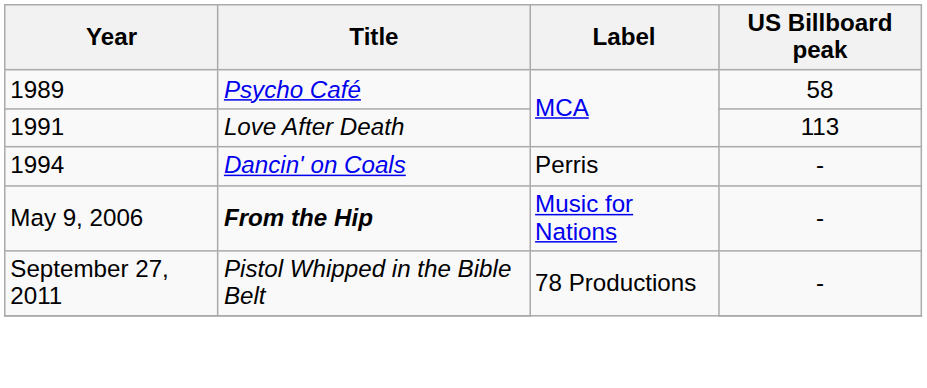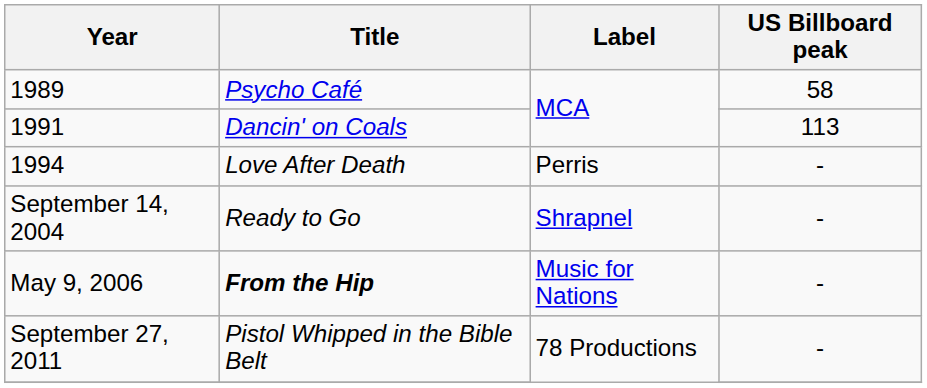(314, 127) Love After Death -> (316, 127) Dancin' on Coals
(315, 165) Dancin' on Coals -> (315, 165) Love After Death
+ row: (90, 217)
